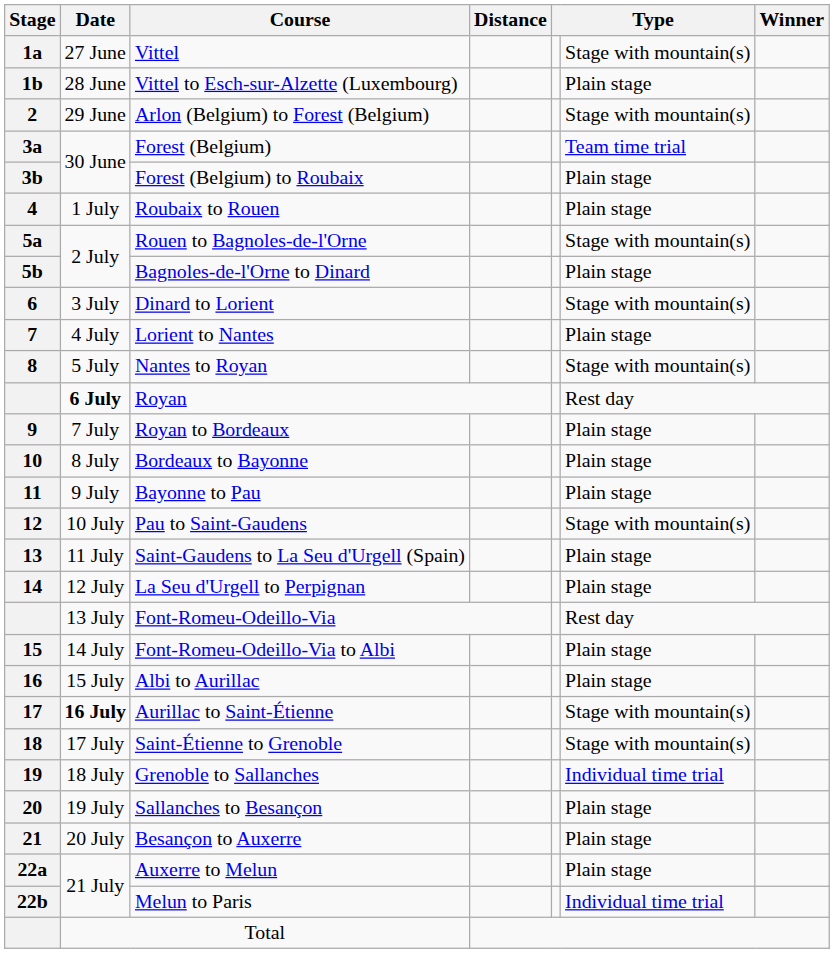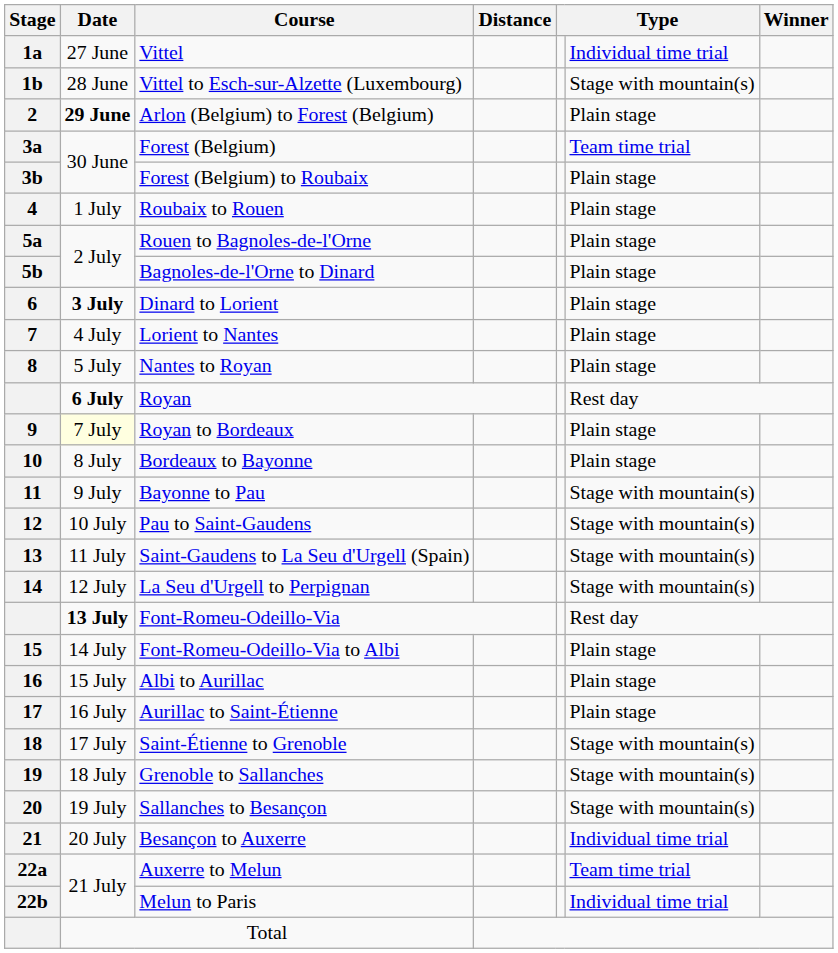(658, 51) Stage with mountain(s) -> (649, 51) Individual time trial
(608, 83) Plain stage -> (662, 83) Stage with mountain(s)
(95, 114) normal -> (97, 114) bold
(658, 114) Stage with mountain(s) -> (613, 114) Plain stage
(658, 240) Stage with mountain(s) -> (613, 240) Plain stage
(95, 303) normal -> (97, 303) bold
(658, 303) Stage with mountain(s) -> (613, 303) Plain stage
(658, 366) Stage with mountain(s) -> (613, 366) Plain stage
(95, 429) no background -> (97, 429) lightyellow background
(608, 492) Plain stage -> (662, 492) Stage with mountain(s)
(608, 555) Plain stage -> (662, 555) Stage with mountain(s)
(608, 586) Plain stage -> (662, 586) Stage with mountain(s)
(95, 618) normal -> (97, 618) bold
(95, 712) bold -> (97, 712) normal
(658, 712) Stage with mountain(s) -> (613, 712) Plain stage
(644, 775) Individual time trial -> (662, 775) Stage with mountain(s)
(608, 806) Plain stage -> (662, 806) Stage with mountain(s)
(608, 838) Plain stage -> (649, 838) Individual time trial
(608, 869) Plain stage -> (630, 869) Team time trial
